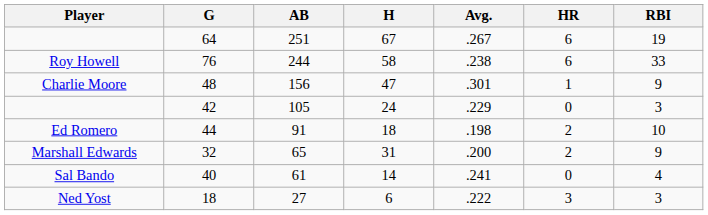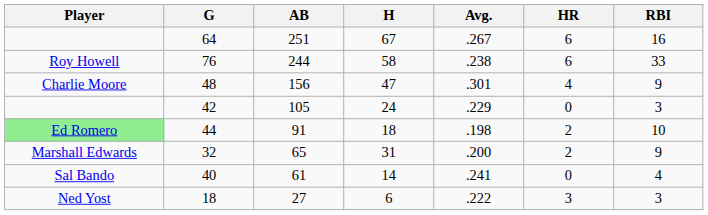(658, 38) 19 -> (658, 38) 16
(568, 84) 1 -> (568, 84) 4
(84, 130) no background -> (84, 130) lightgreen background
